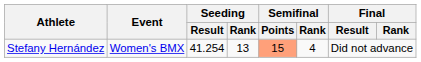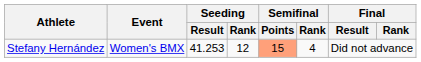(207, 49) 41.254 -> (207, 49) 41.253
(243, 49) 13 -> (243, 49) 12
